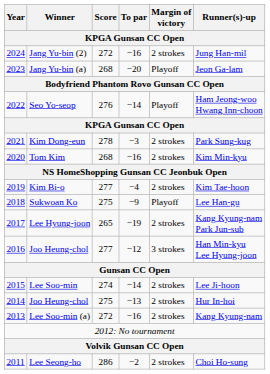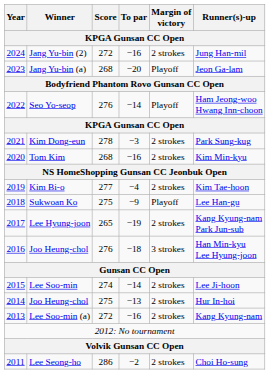(106, 249) 277 -> (106, 249) 276
(134, 249) −12 -> (134, 249) −18
